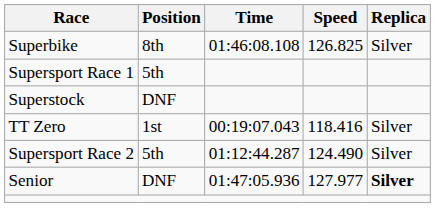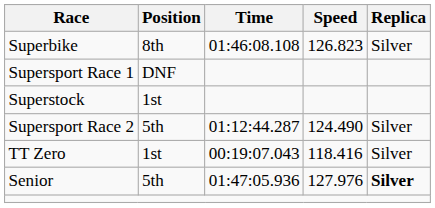(335, 45) 126.825 -> (335, 45) 126.823
(153, 72) 5th -> (159, 72) DNF
(159, 99) DNF -> (152, 99) 1st
rows swapped: (71, 153) <-> (37, 126)
(159, 180) DNF -> (153, 180) 5th
(335, 180) 127.977 -> (335, 180) 127.976
